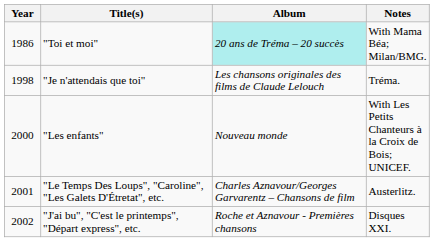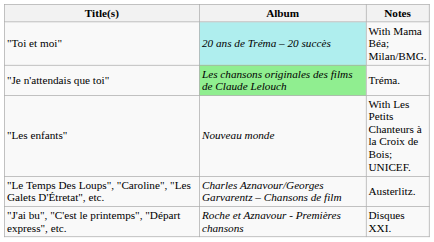- column: (22, 13)
(278, 80) no background -> (277, 80) lightgreen background
